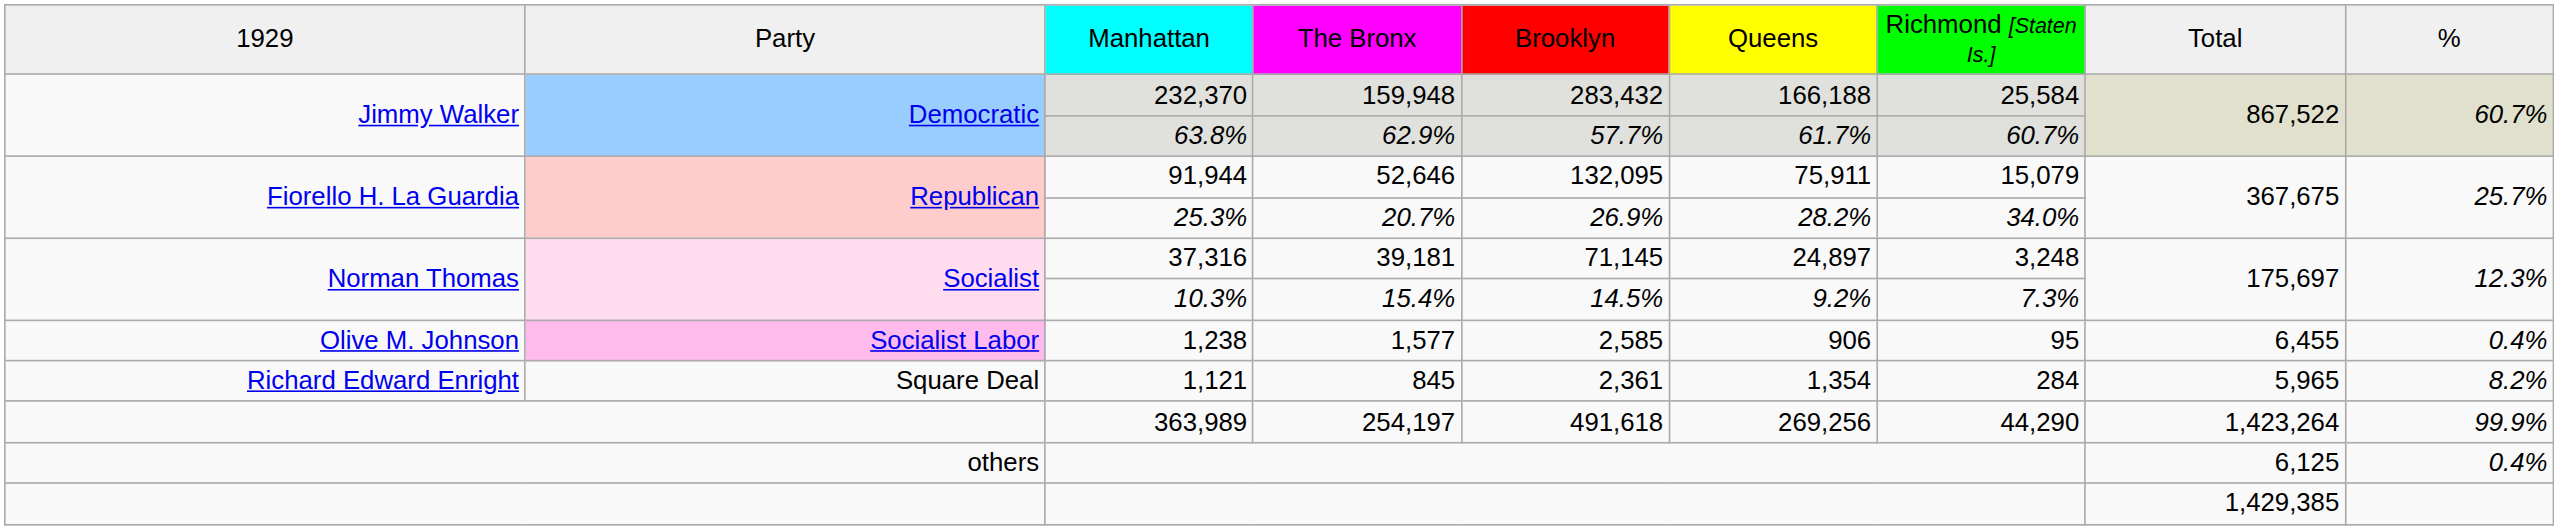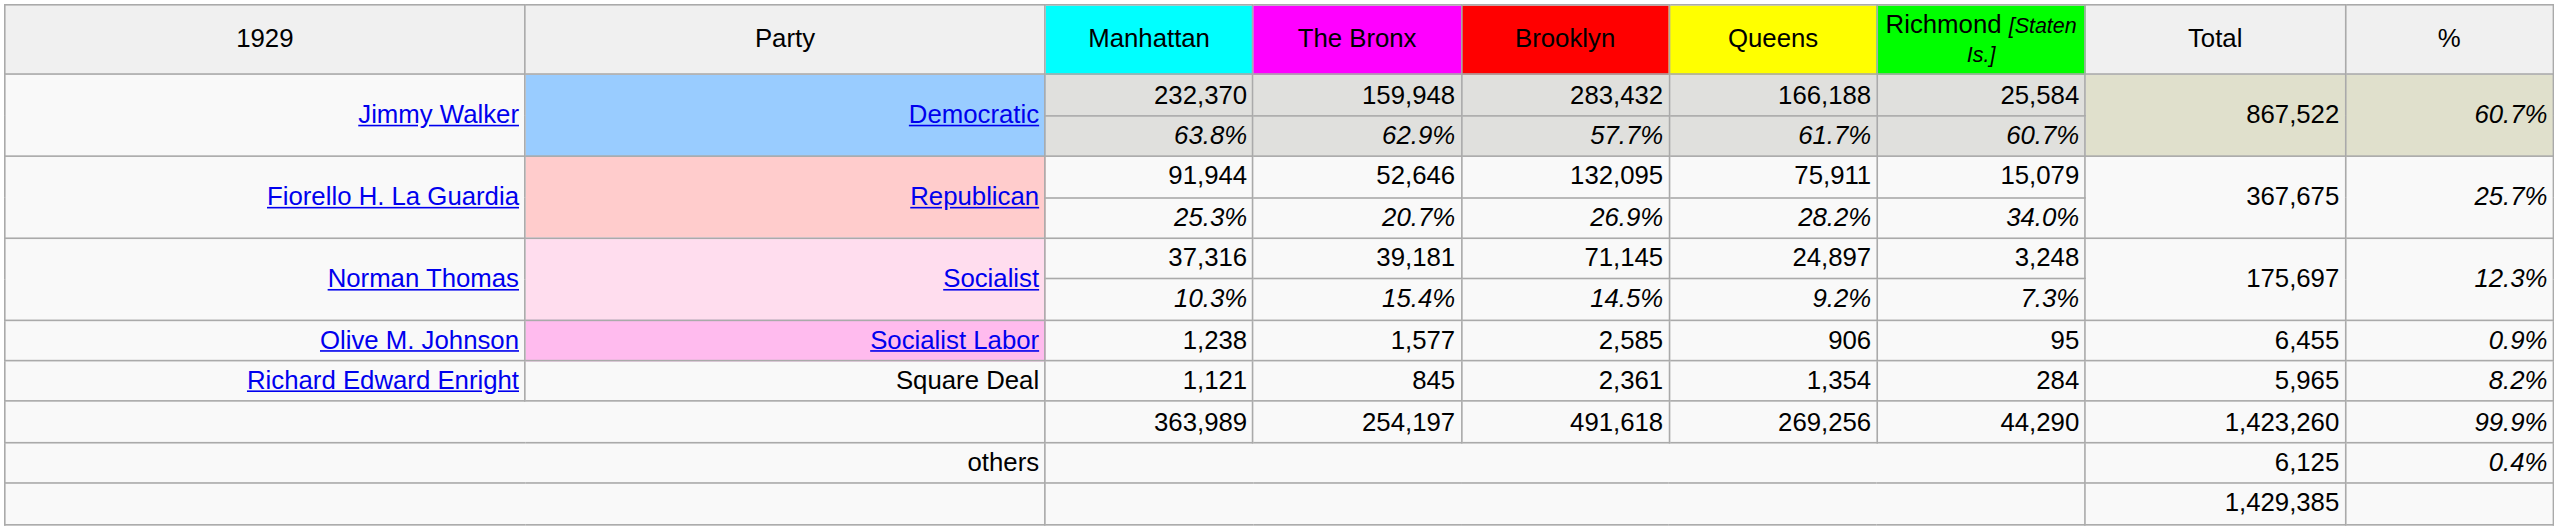(2518, 339) 0.4% -> (2518, 339) 0.9%
(2282, 421) 1,423,264 -> (2282, 421) 1,423,260
